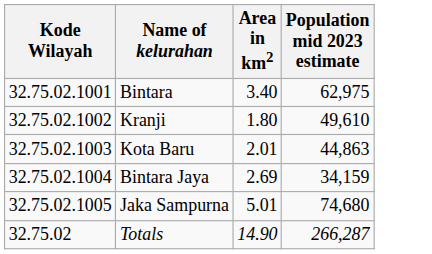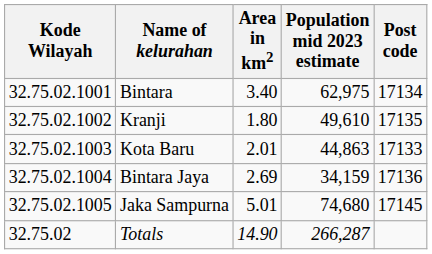+ column: (400, 41)
